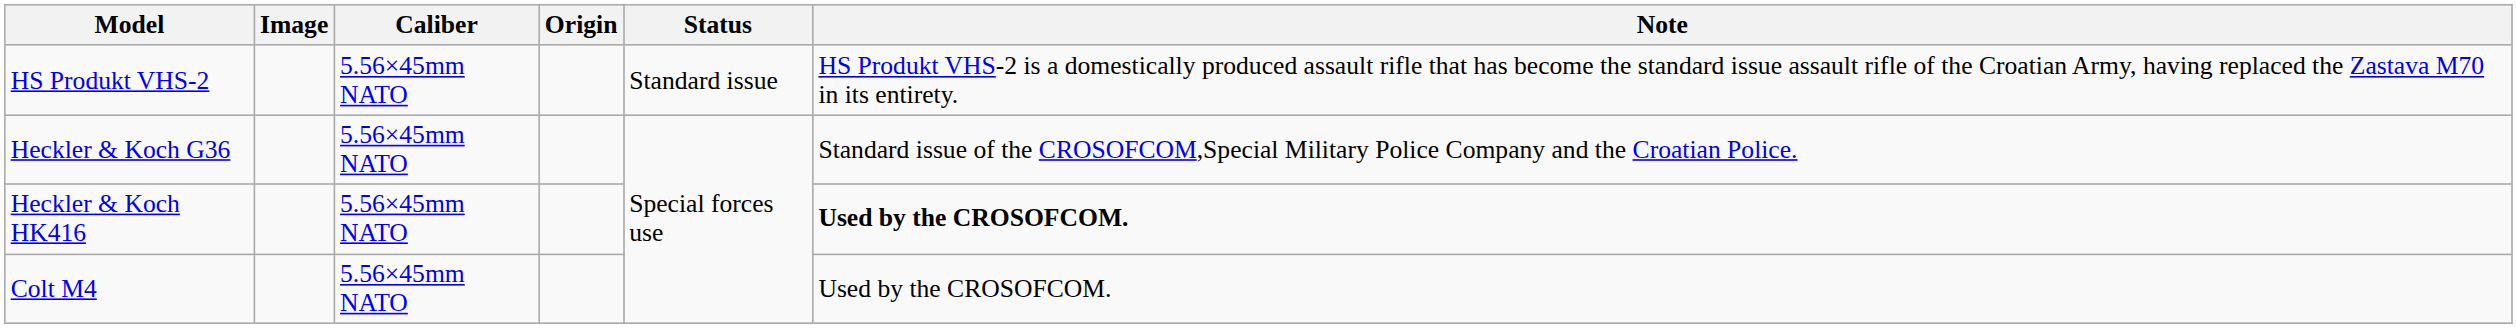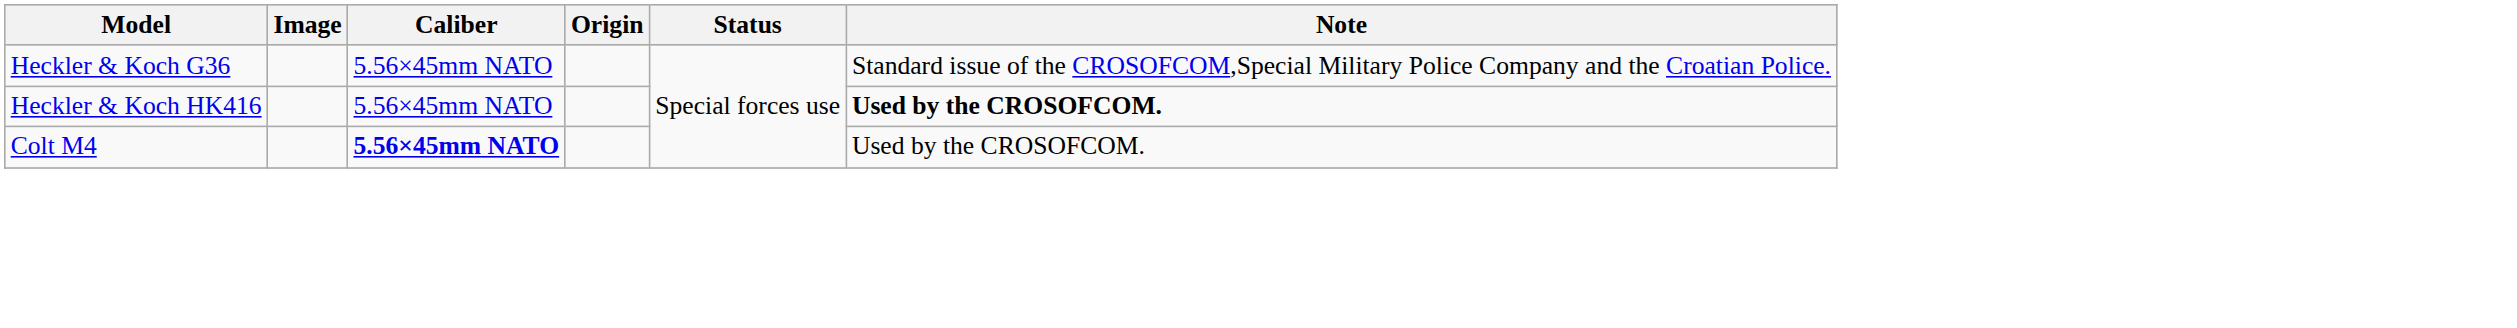- row: (110, 79)
(402, 288) normal -> (456, 146) bold
